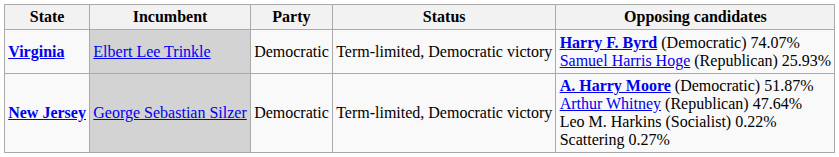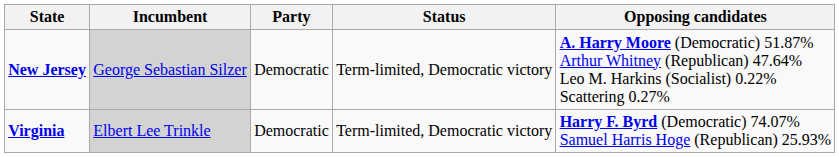rows swapped: (47, 112) <-> (36, 51)
